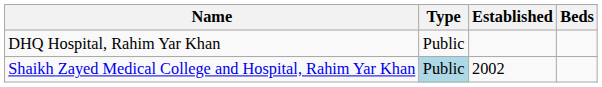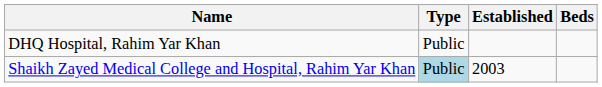(488, 69) 2002 -> (488, 69) 2003
